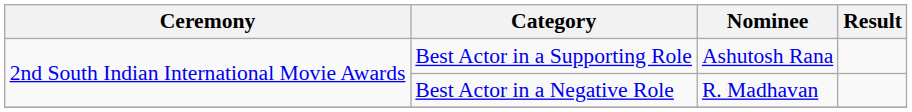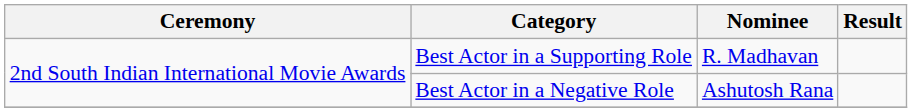(768, 55) Ashutosh Rana -> (760, 55) R. Madhavan
(760, 90) R. Madhavan -> (768, 90) Ashutosh Rana
